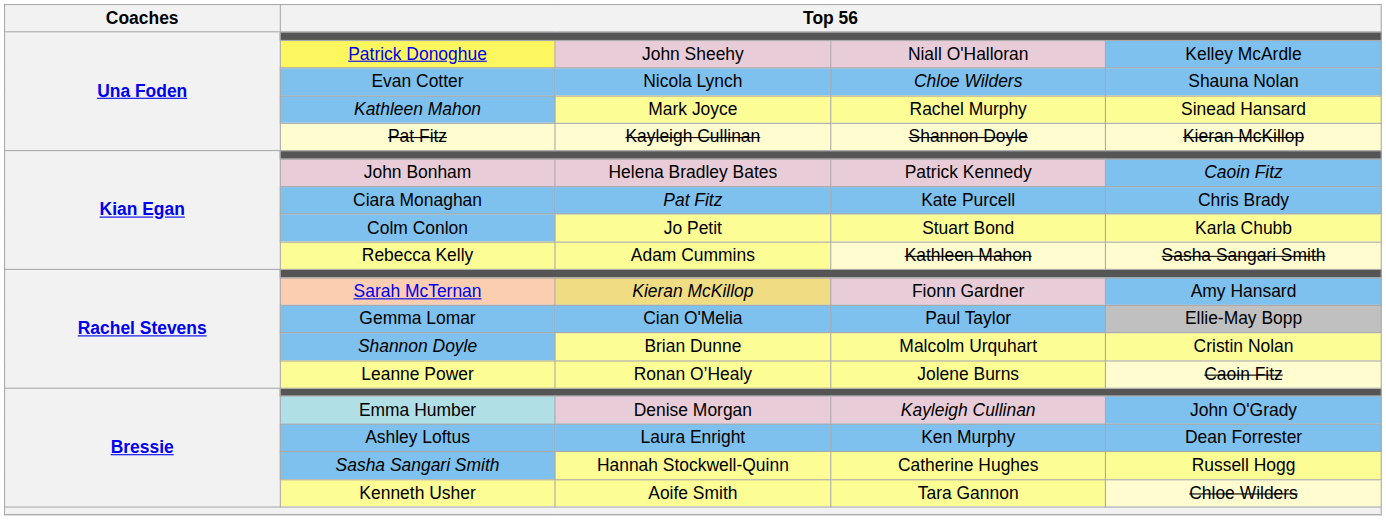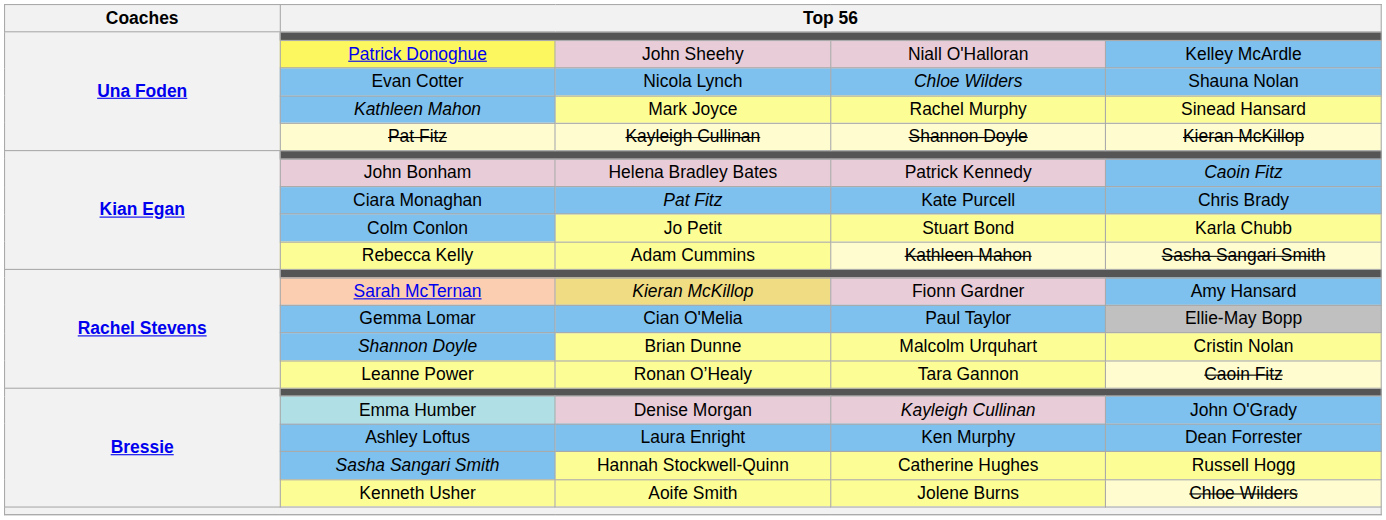(968, 374) Jolene Burns -> (968, 374) Tara Gannon
(968, 493) Tara Gannon -> (968, 493) Jolene Burns
